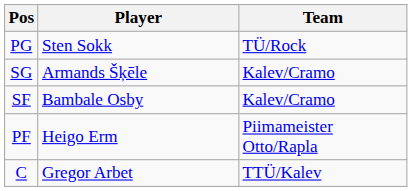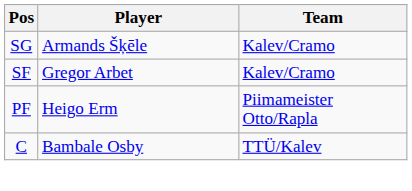- row: (21, 45)
(93, 99) Bambale Osby -> (87, 72) Gregor Arbet
(87, 173) Gregor Arbet -> (93, 145) Bambale Osby
